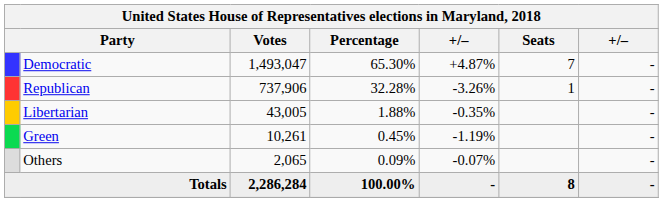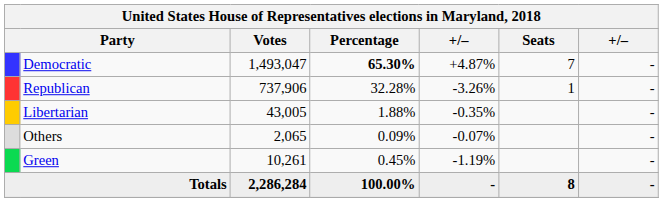(393, 64) normal -> (392, 64) bold
rows swapped: (41, 137) <-> (43, 161)
